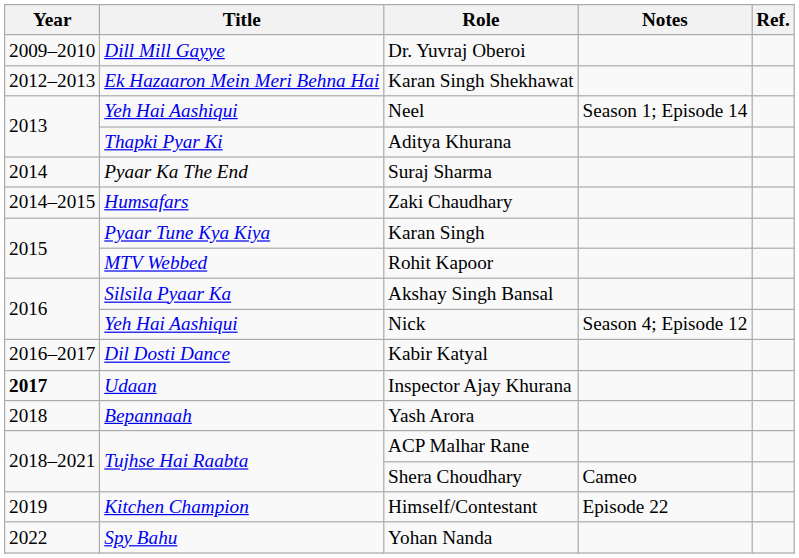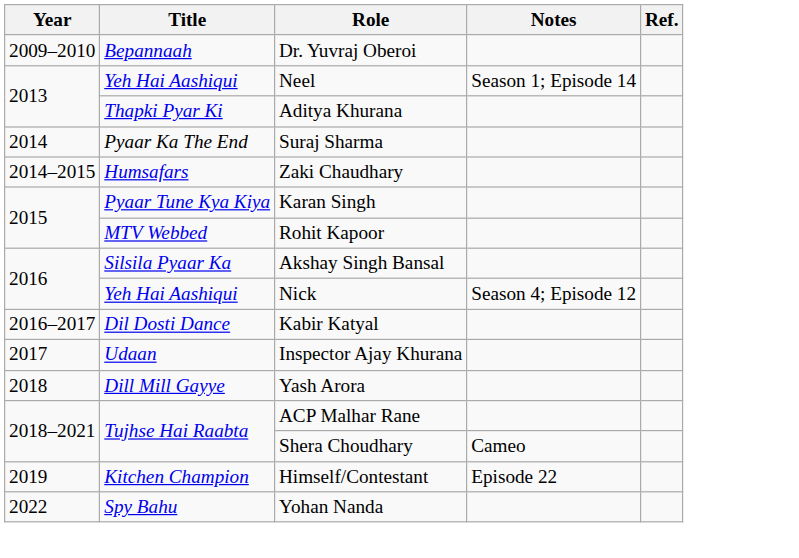(165, 50) Dill Mill Gayye -> (148, 50) Bepannaah
- row: (481, 80)
(28, 385) bold -> (28, 354) normal
(148, 415) Bepannaah -> (165, 385) Dill Mill Gayye
